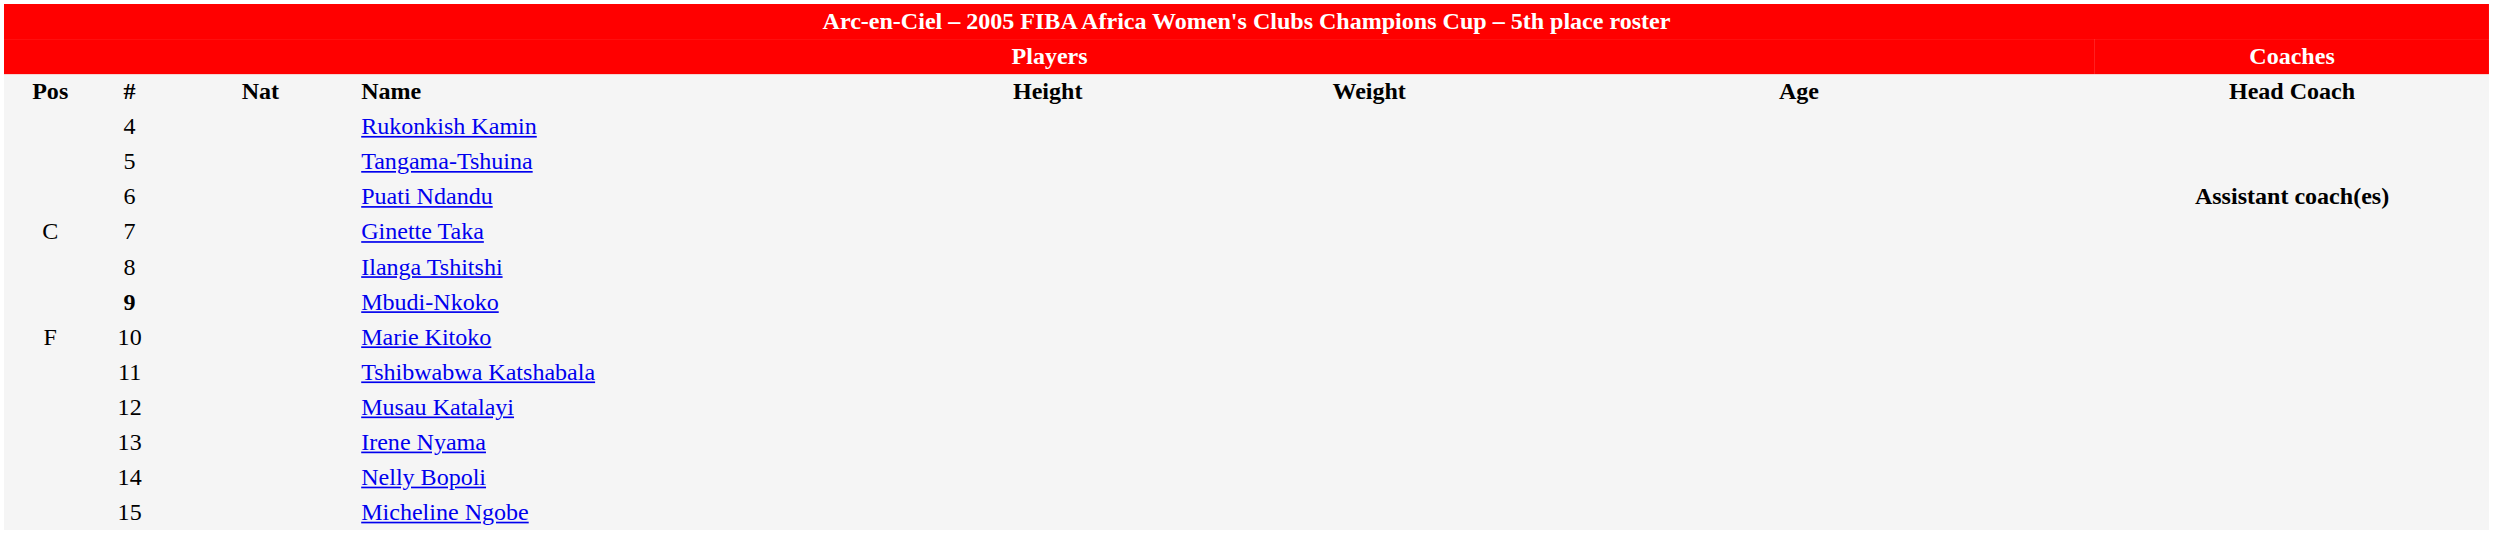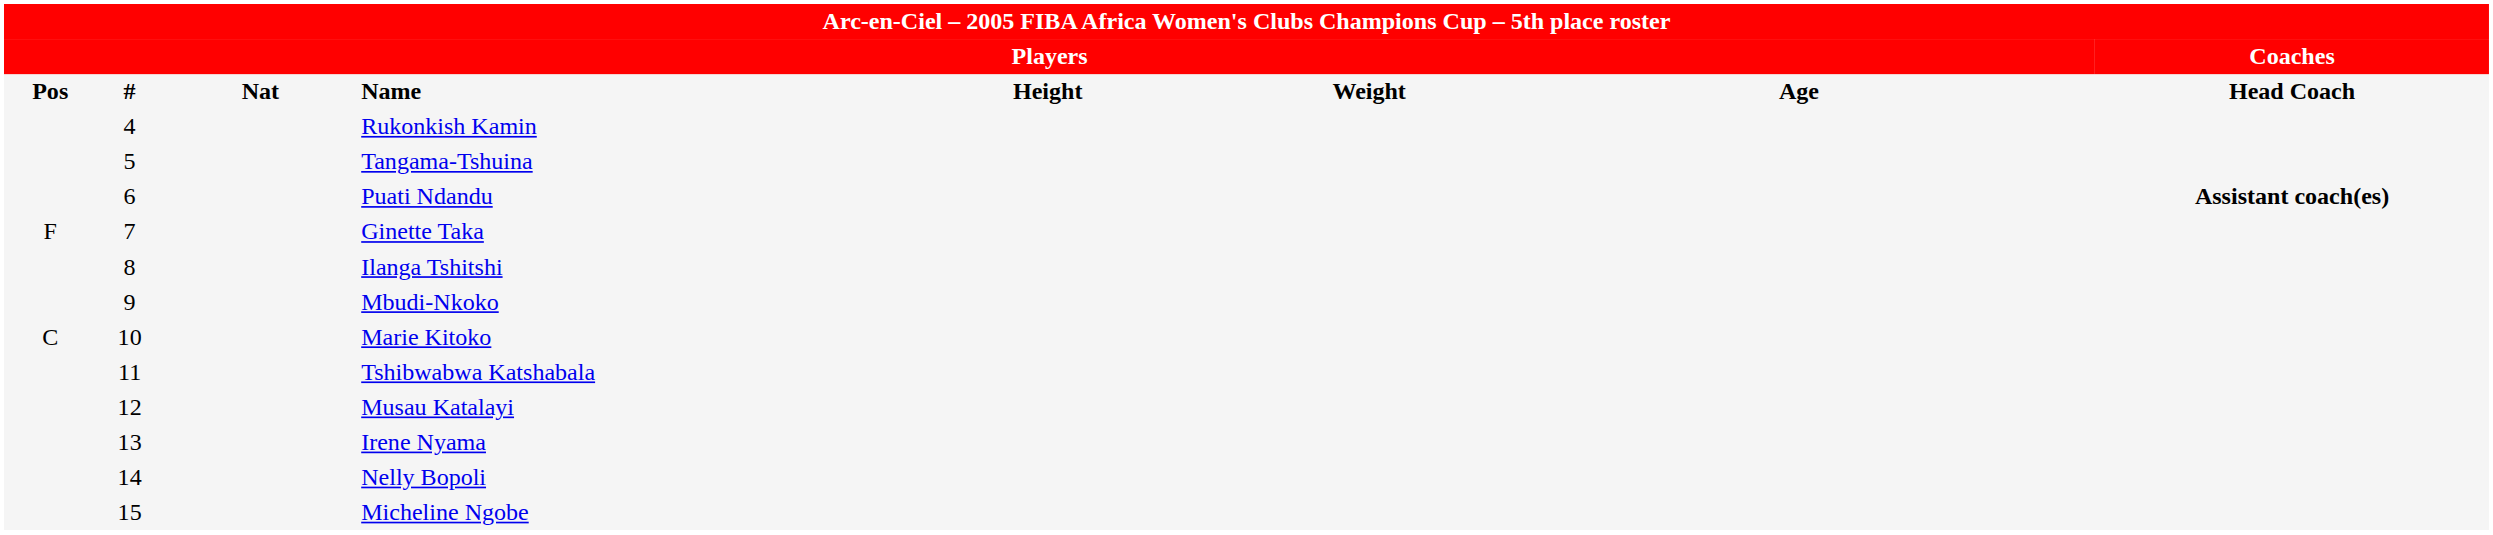(50, 231) C -> (50, 231) F
(130, 301) bold -> (130, 301) normal
(50, 336) F -> (50, 336) C
